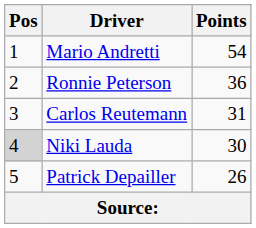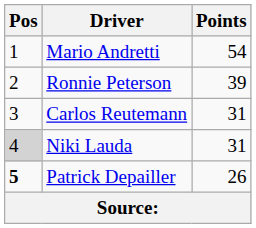(237, 83) 36 -> (237, 83) 39
(237, 145) 30 -> (237, 145) 31
(14, 176) normal -> (14, 176) bold
